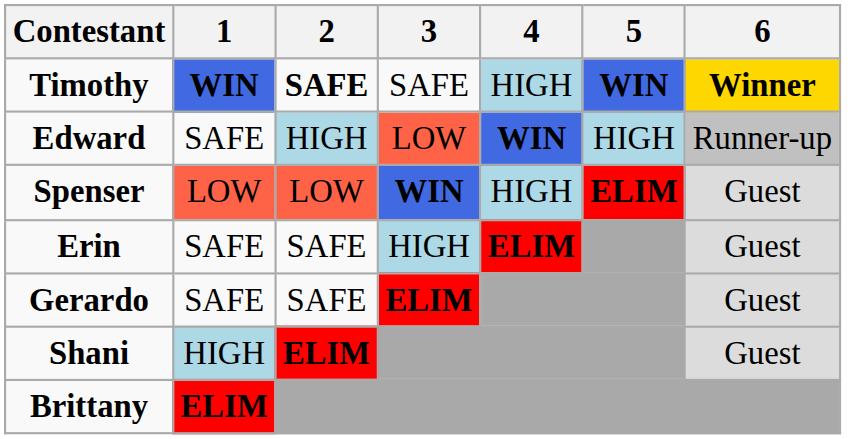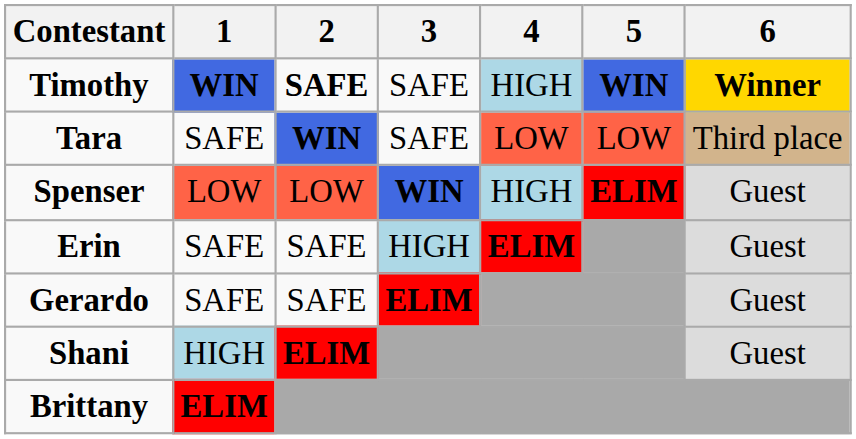- row: (89, 138)
+ row: (89, 138)
